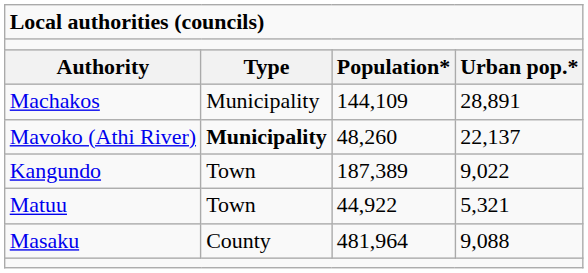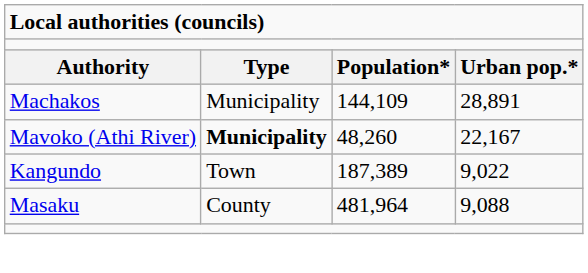(490, 136) 22,137 -> (490, 136) 22,167
- row: (38, 205)
